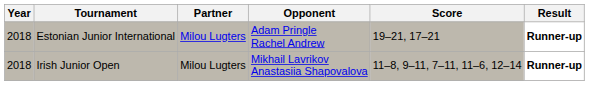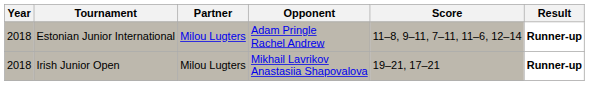(406, 37) 19–21, 17–21 -> (447, 37) 11–8, 9–11, 7–11, 11–6, 12–14
(447, 66) 11–8, 9–11, 7–11, 11–6, 12–14 -> (406, 66) 19–21, 17–21
